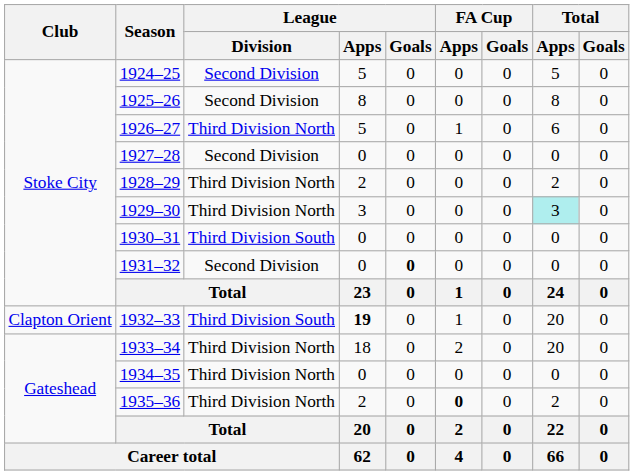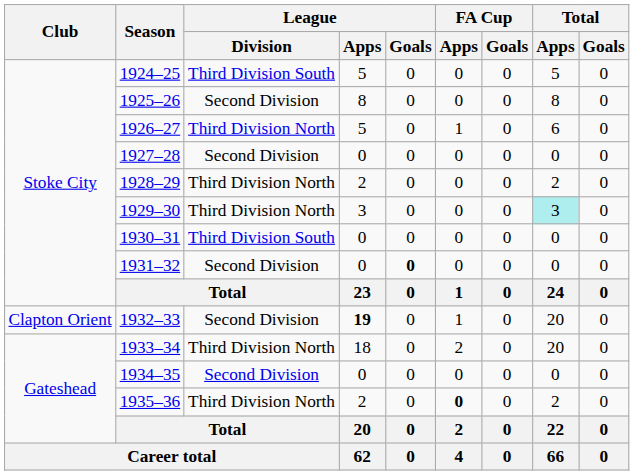(262, 73) Second Division -> (262, 73) Third Division South
(262, 319) Third Division South -> (262, 319) Second Division
(262, 374) Third Division North -> (262, 374) Second Division
